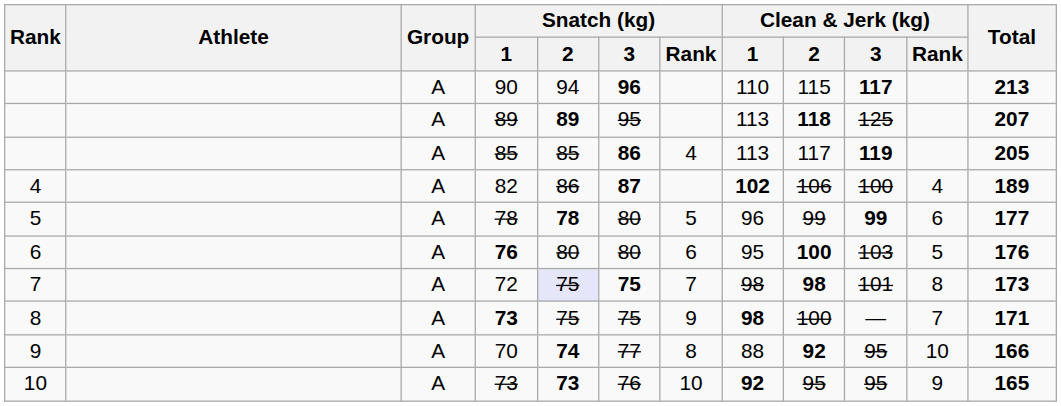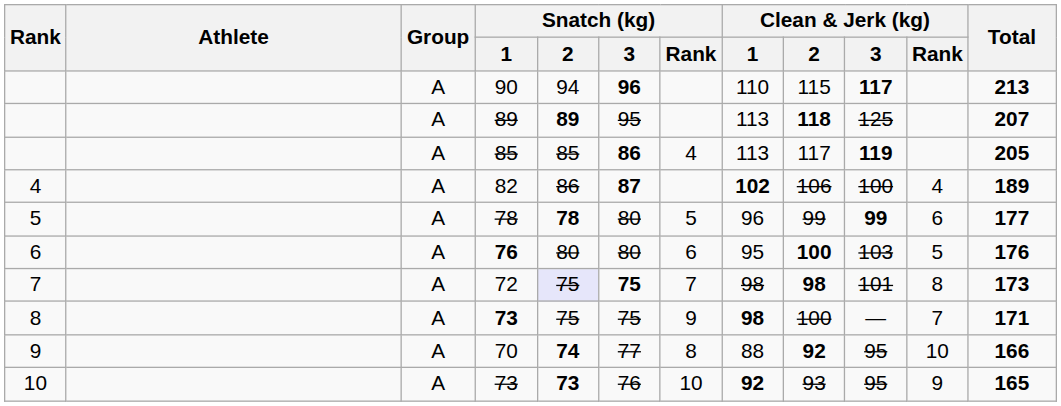(814, 383) 95 -> (814, 383) 93
